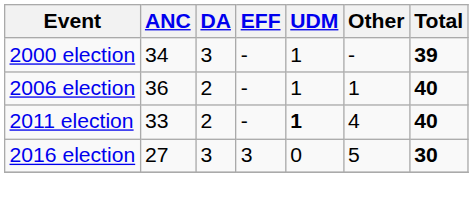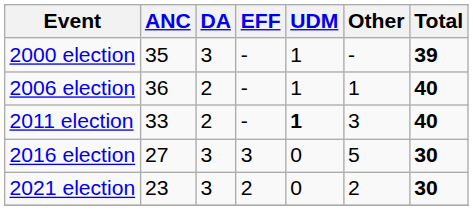(157, 54) 34 -> (157, 54) 35
(354, 121) 4 -> (354, 121) 3
+ row: (72, 188)
